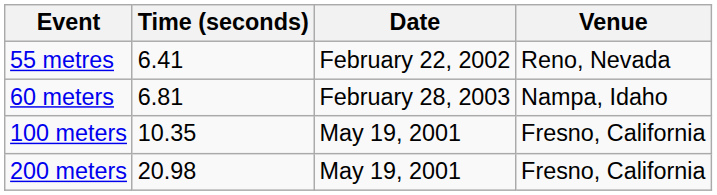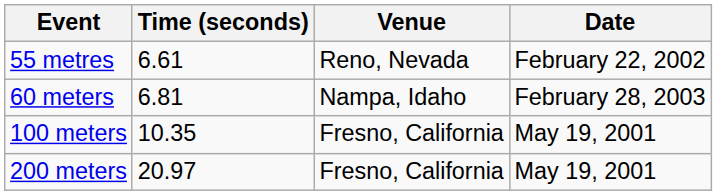columns swapped: (613, 23) <-> (415, 23)
(160, 60) 6.41 -> (160, 60) 6.61
(167, 171) 20.98 -> (167, 171) 20.97
